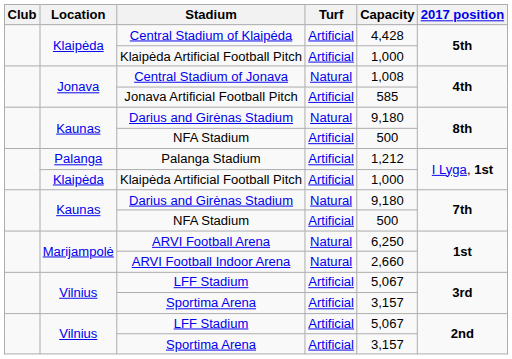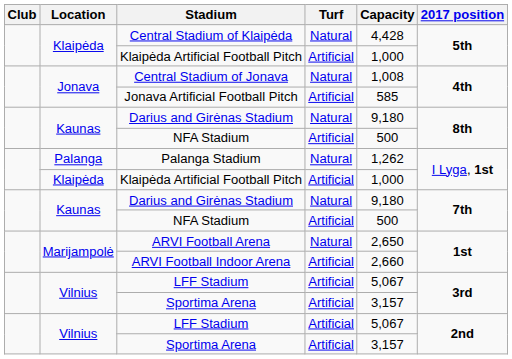(331, 35) Artificial -> (331, 35) Natural
(331, 158) Artificial -> (331, 158) Natural
(387, 158) 1,212 -> (387, 158) 1,262
(387, 241) 6,250 -> (387, 241) 2,650
(331, 261) Natural -> (331, 261) Artificial
